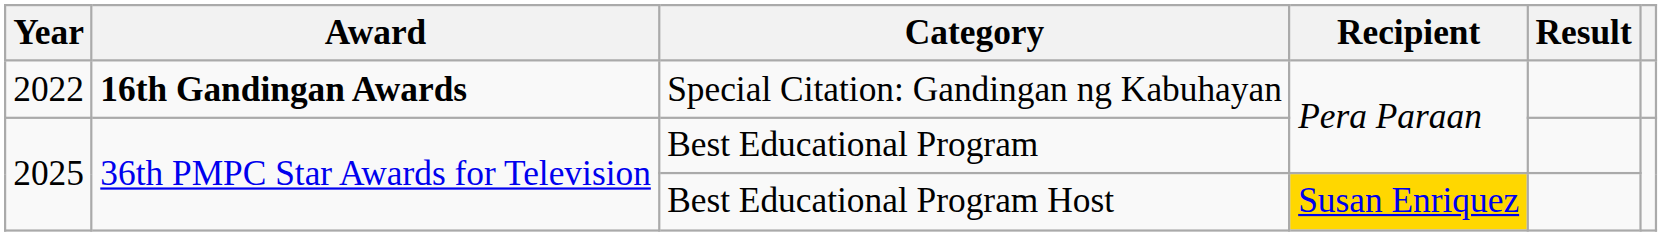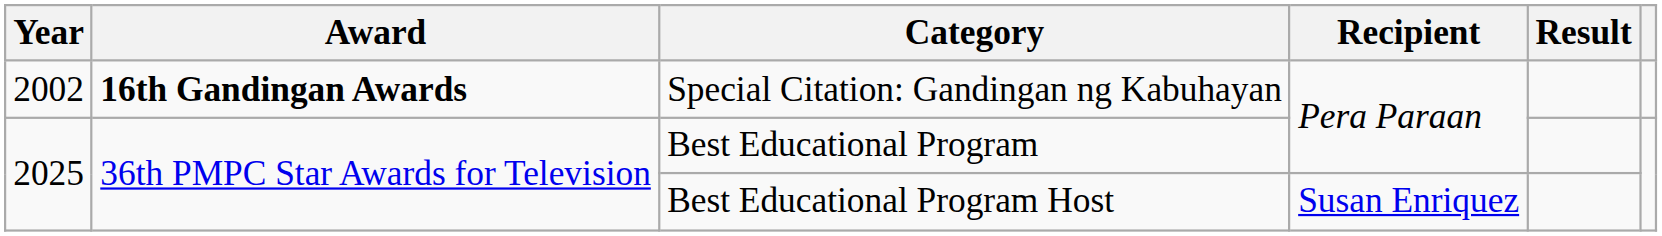(49, 88) 2022 -> (49, 88) 2002
(1409, 200) gold background -> (1409, 200) no background
